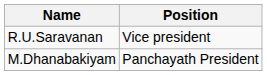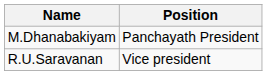rows swapped: (62, 59) <-> (55, 37)
